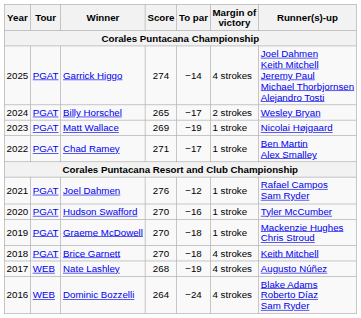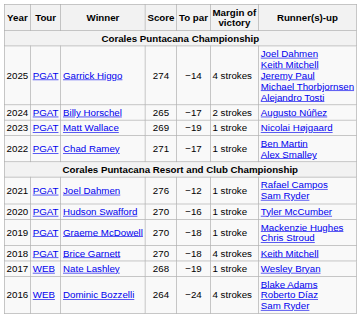(291, 113) Wesley Bryan -> (294, 113) Augusto Núñez
(232, 269) 4 strokes -> (230, 269) 1 stroke
(294, 269) Augusto Núñez -> (291, 269) Wesley Bryan
